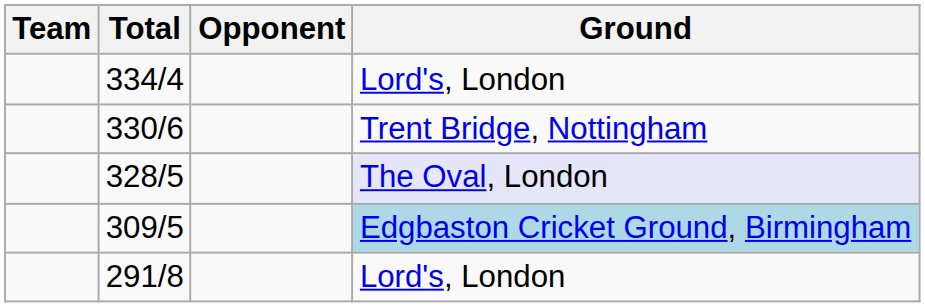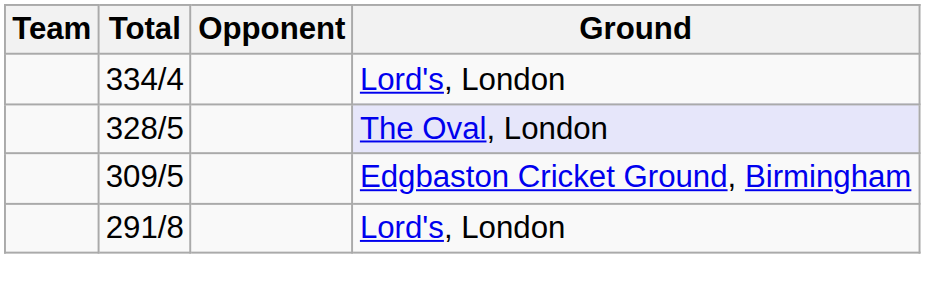- row: (145, 128)
(636, 227) lightblue background -> (636, 177) no background
